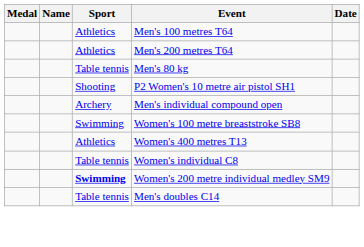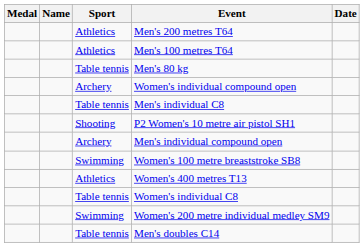rows swapped: (183, 32) <-> (183, 50)
+ row: (215, 87)
+ row: (179, 105)
(100, 178) bold -> (99, 215) normal
